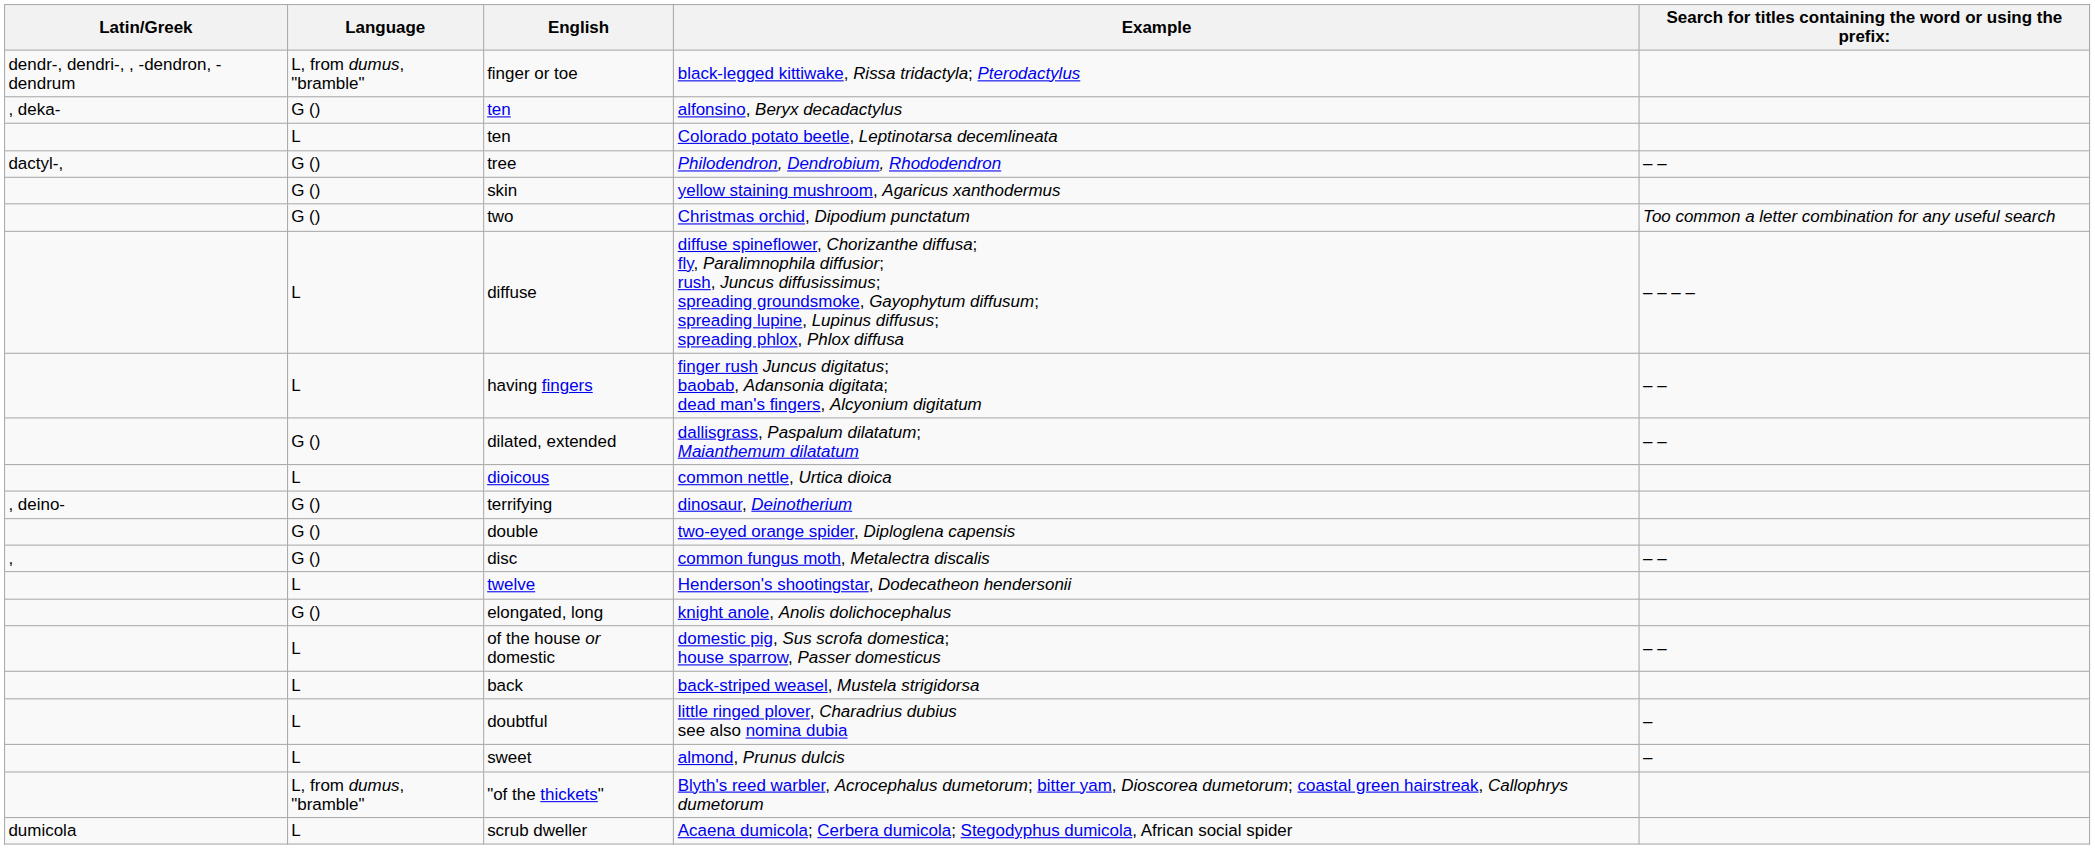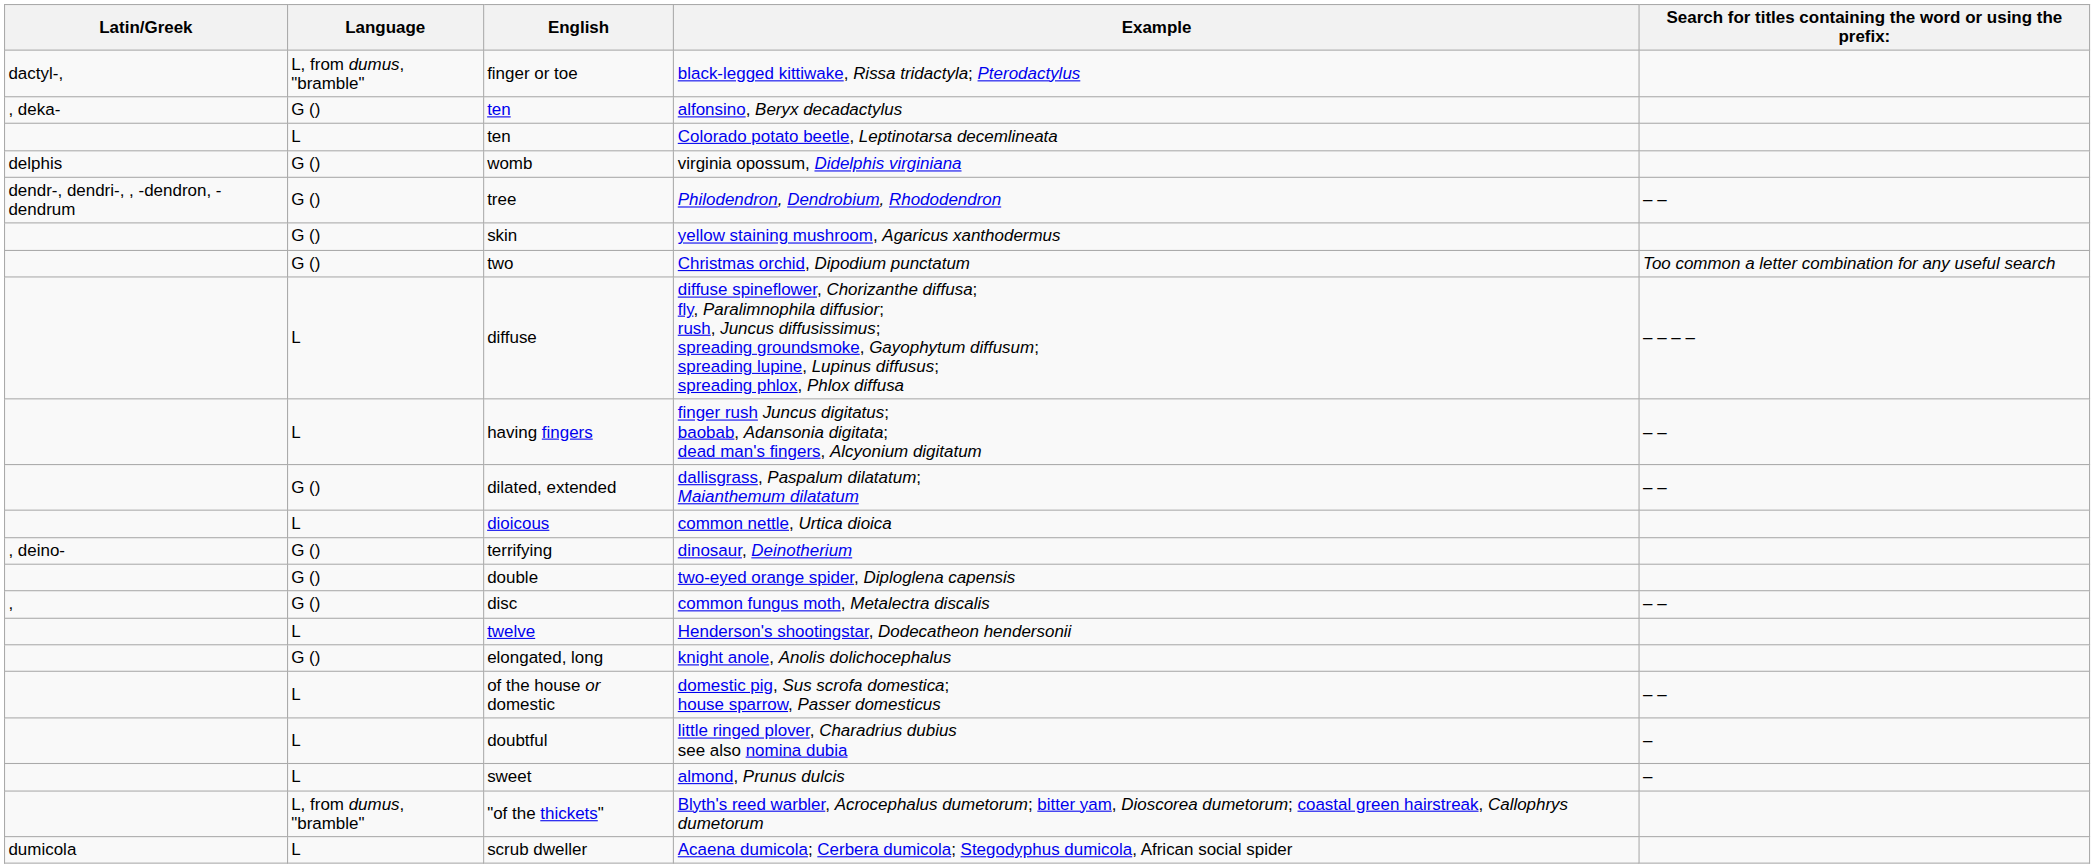(115, 73) dendr-, dendri-, , -dendron, -dendrum -> (36, 73) dactyl-,
+ row: (820, 163)
(36, 163) dactyl-, -> (115, 200) dendr-, dendri-, , -dendron, -dendrum
- row: (829, 685)
